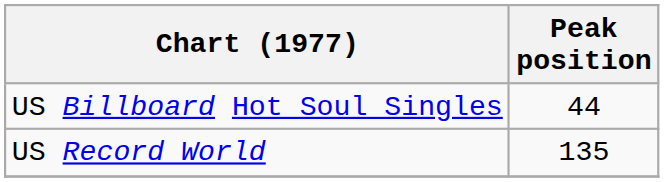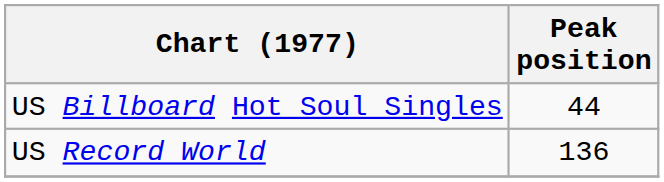(584, 153) 135 -> (584, 153) 136
